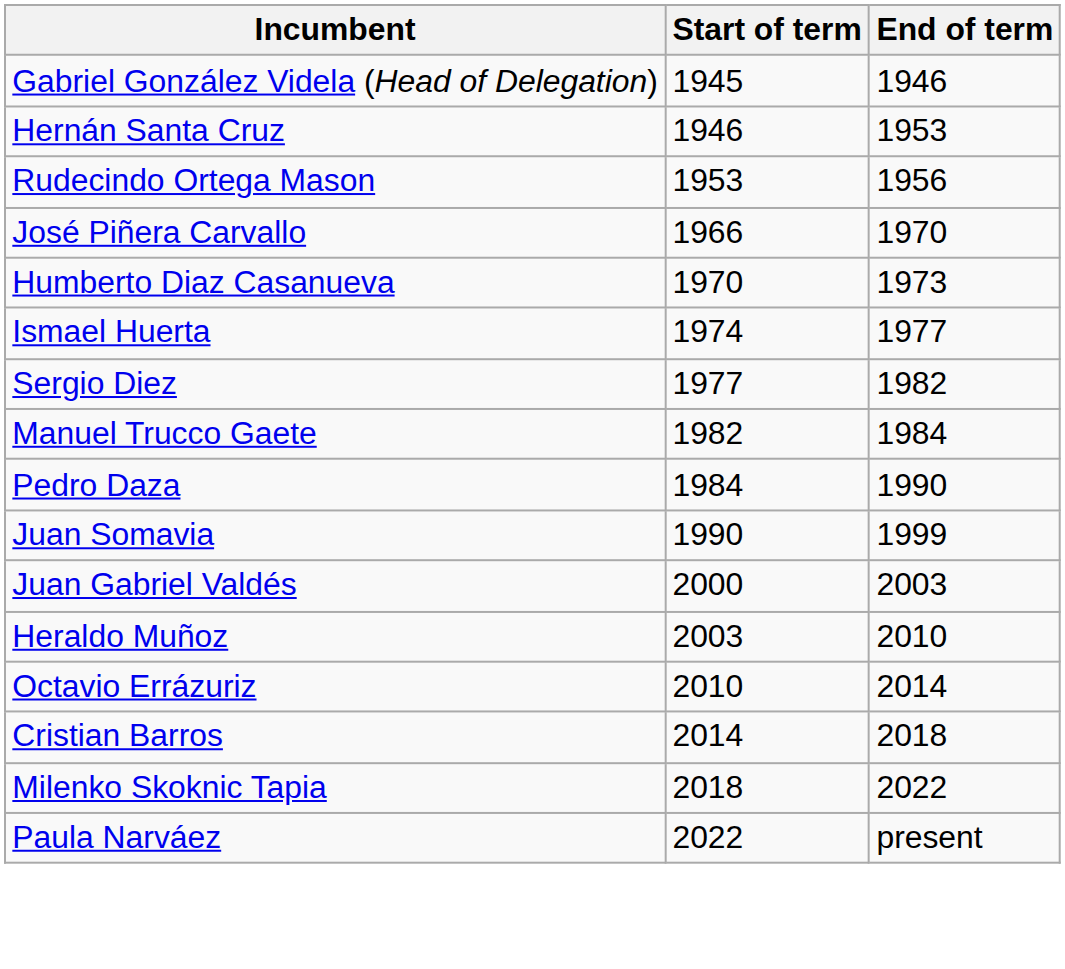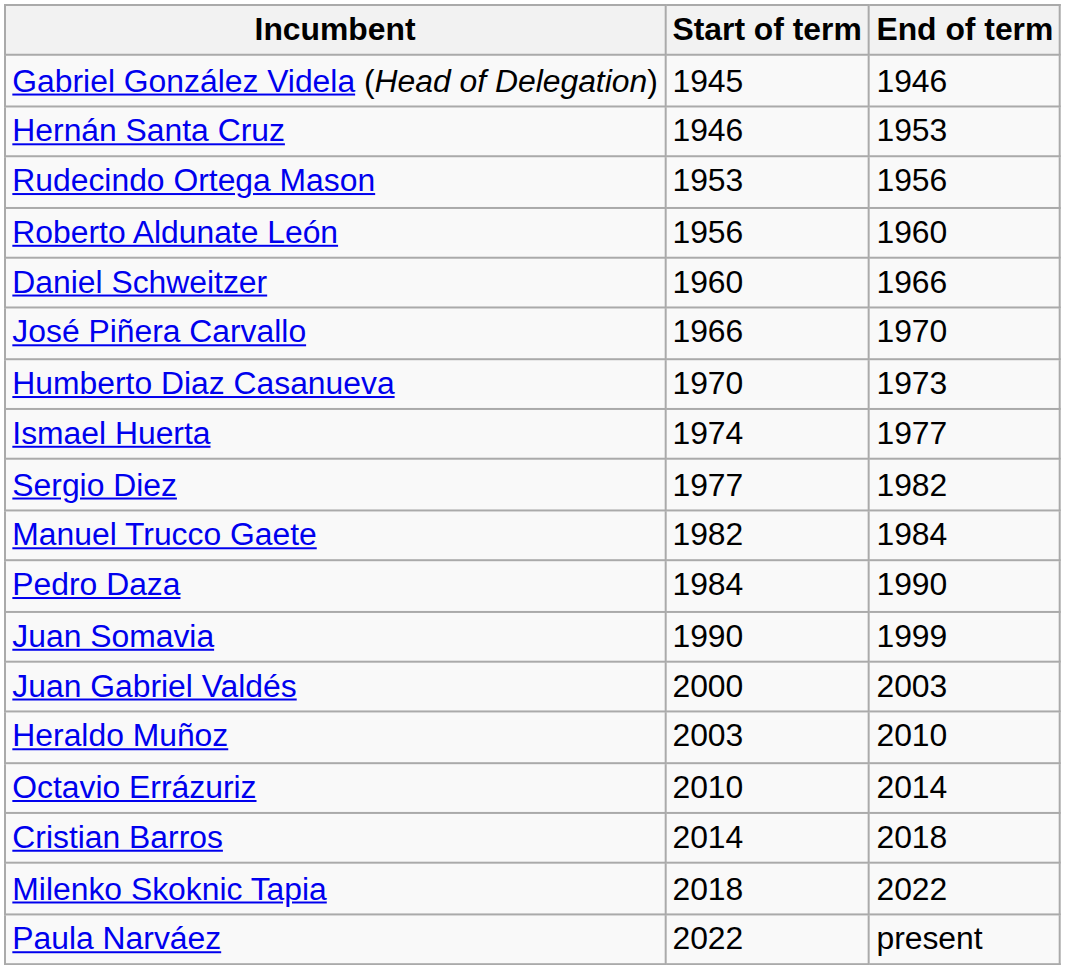+ row: (175, 231)
+ row: (140, 282)
